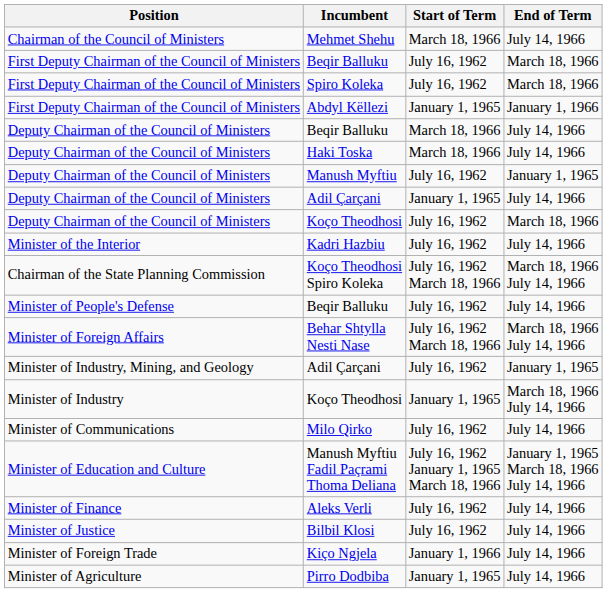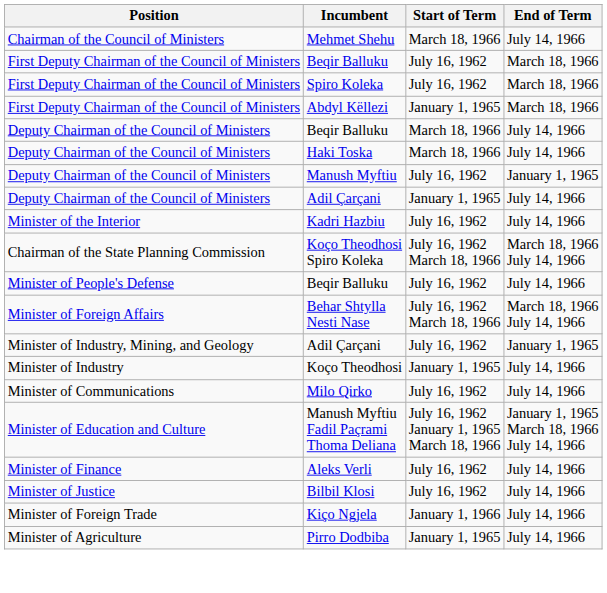(553, 107) January 1, 1966 -> (553, 107) March 18, 1966
- row: (139, 221)
(553, 398) March 18, 1966 July 14, 1966 -> (546, 368) July 14, 1966
